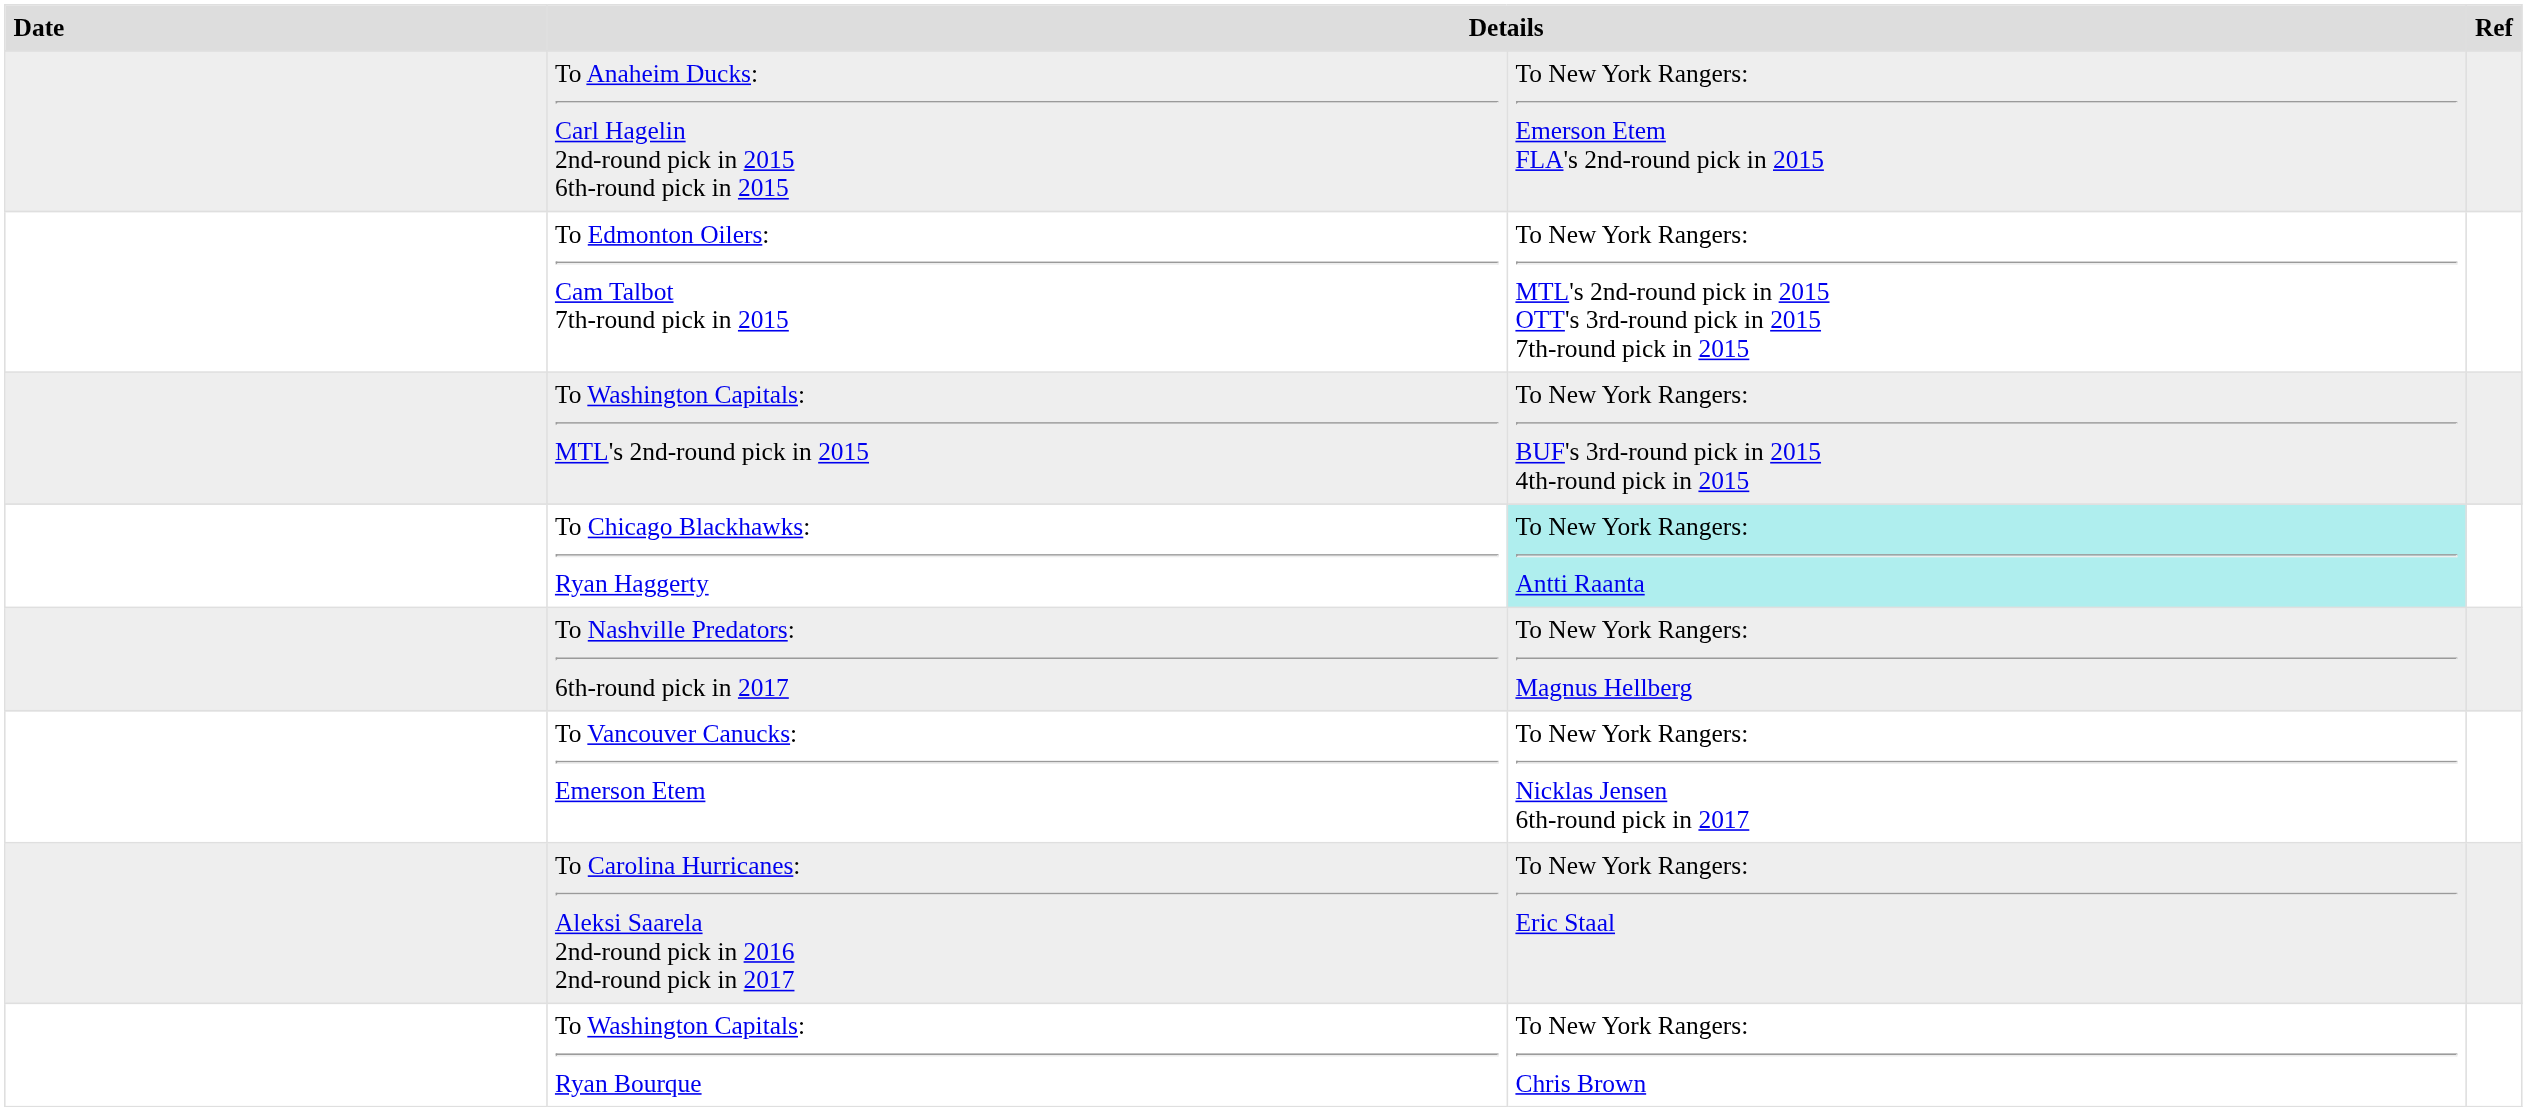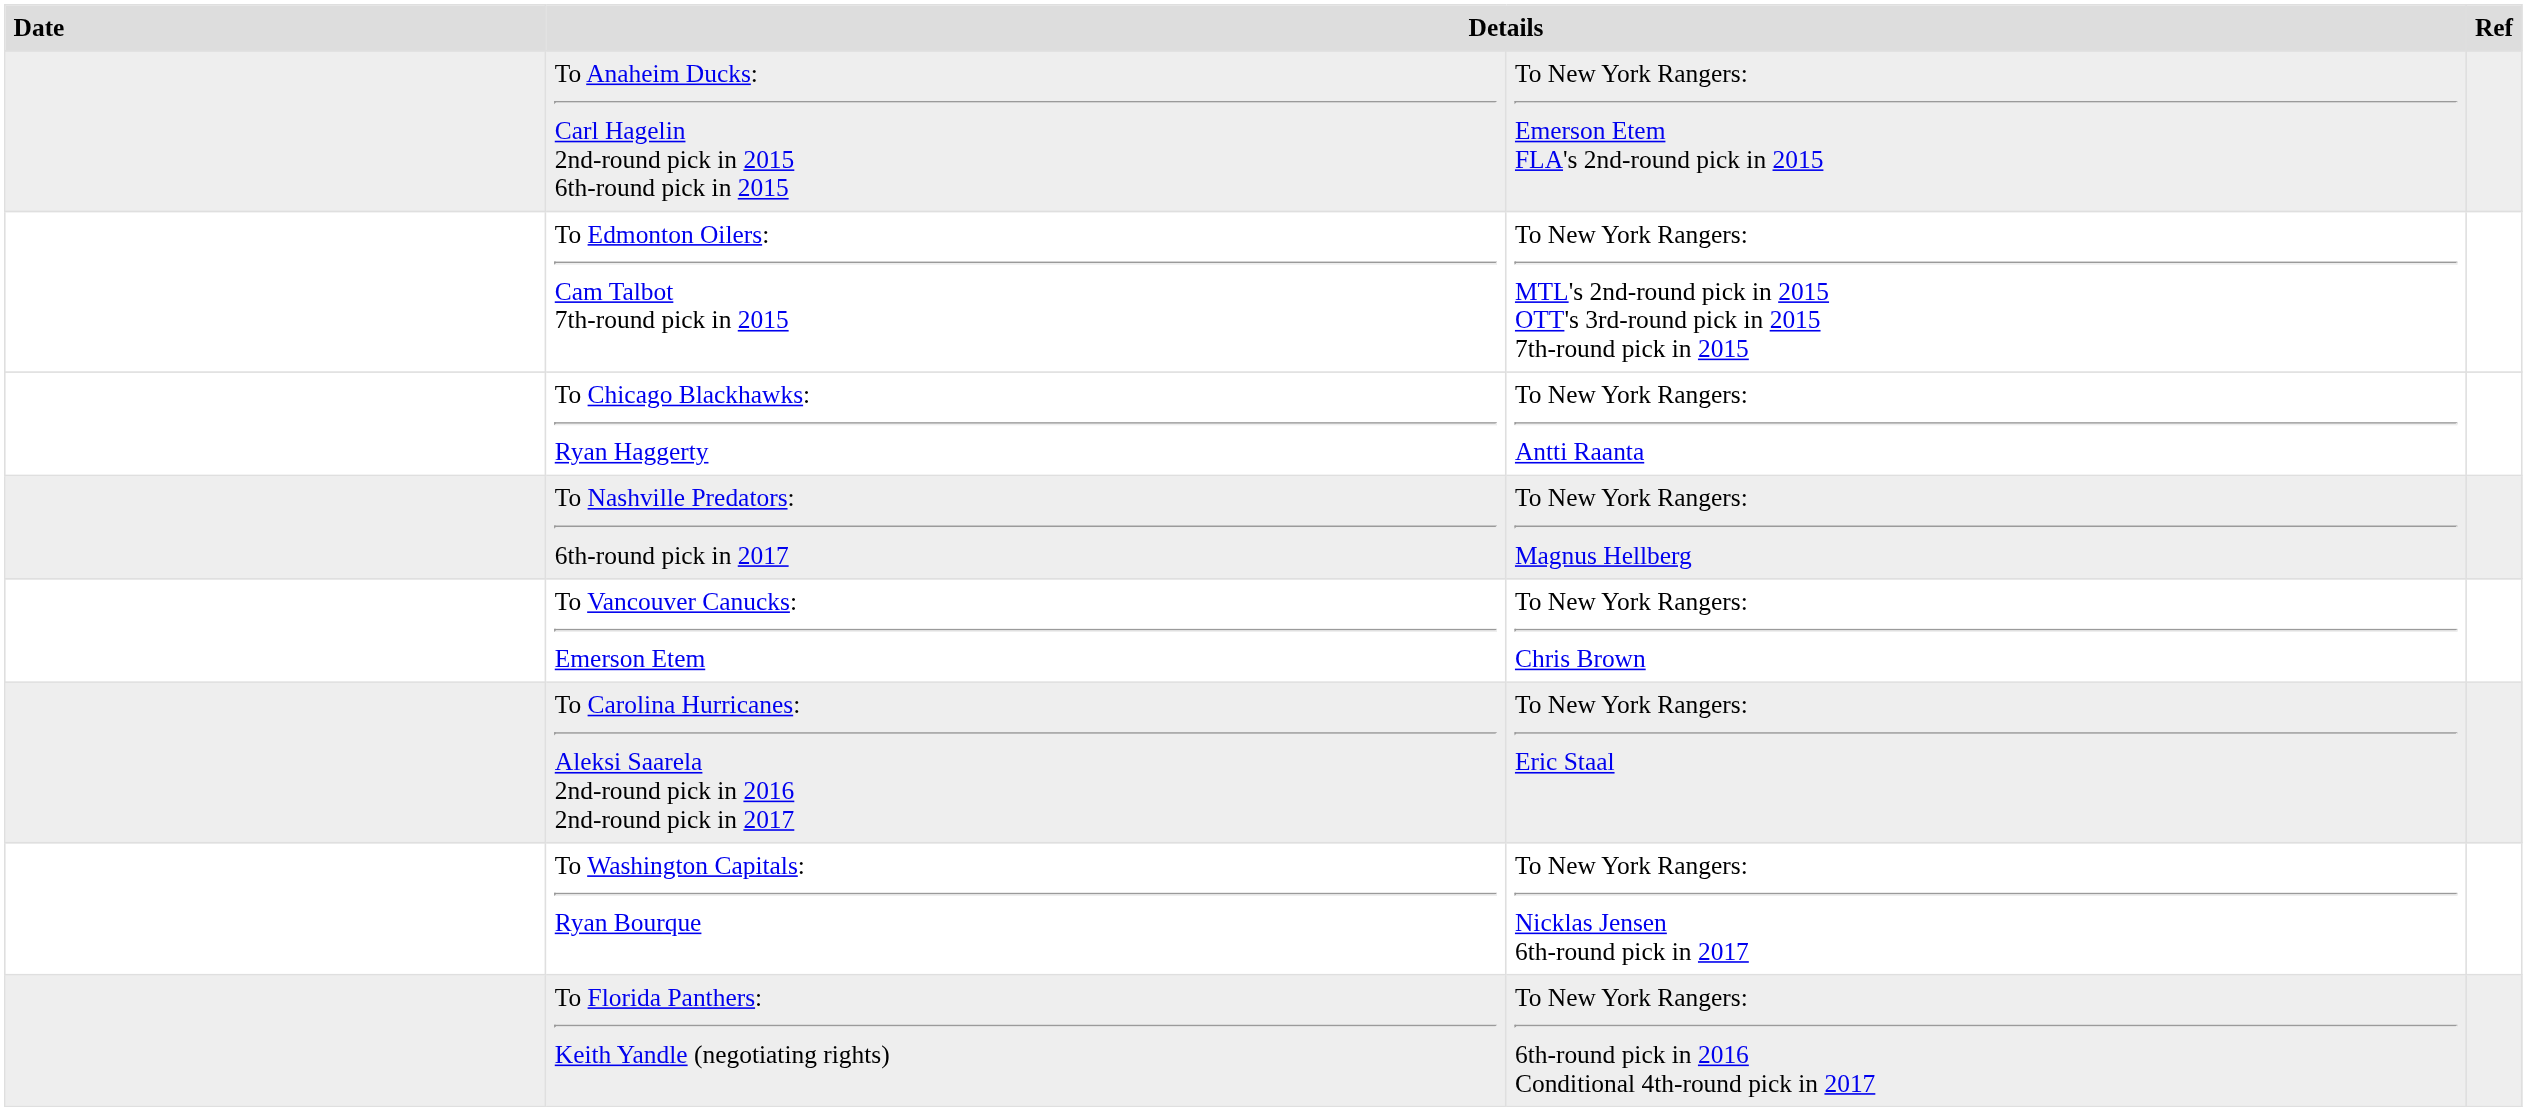- row: (1026, 423)
(1986, 555) paleturquoise background -> (1986, 423) no background
(1986, 776) To New York Rangers: Nicklas Jensen 6th-round pick in 2017 -> (1986, 630) To New York Rangers: Chris Brown
(1986, 1054) To New York Rangers: Chris Brown -> (1986, 908) To New York Rangers: Nicklas Jensen 6th-round pick in 2017
+ row: (1026, 1026)
